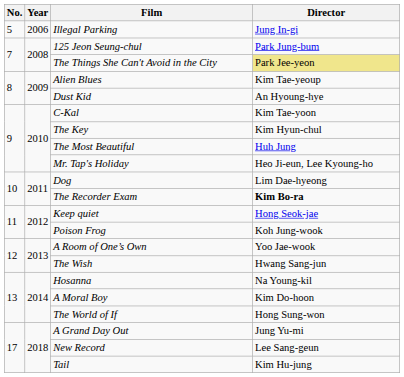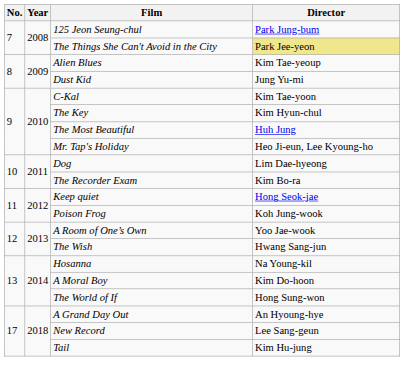- row: (85, 29)
(289, 96) An Hyoung-hye -> (279, 79) Jung Yu-mi
(279, 197) bold -> (278, 180) normal
(279, 331) Jung Yu-mi -> (289, 314) An Hyoung-hye
